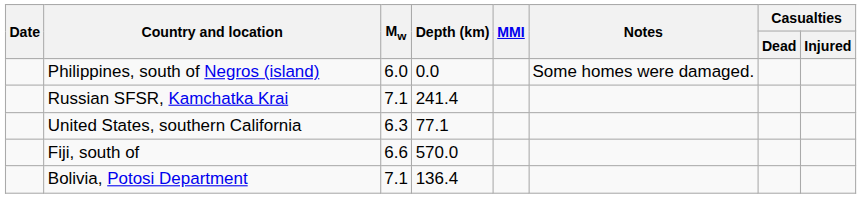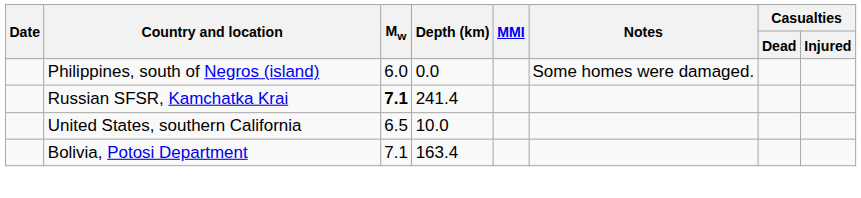(396, 98) normal -> (396, 98) bold
(396, 125) 6.3 -> (396, 125) 6.5
(432, 125) 77.1 -> (432, 125) 10.0
- row: (94, 152)
(437, 179) 136.4 -> (437, 152) 163.4
